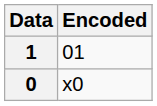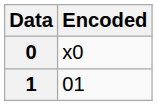rows swapped: (31, 84) <-> (31, 52)
